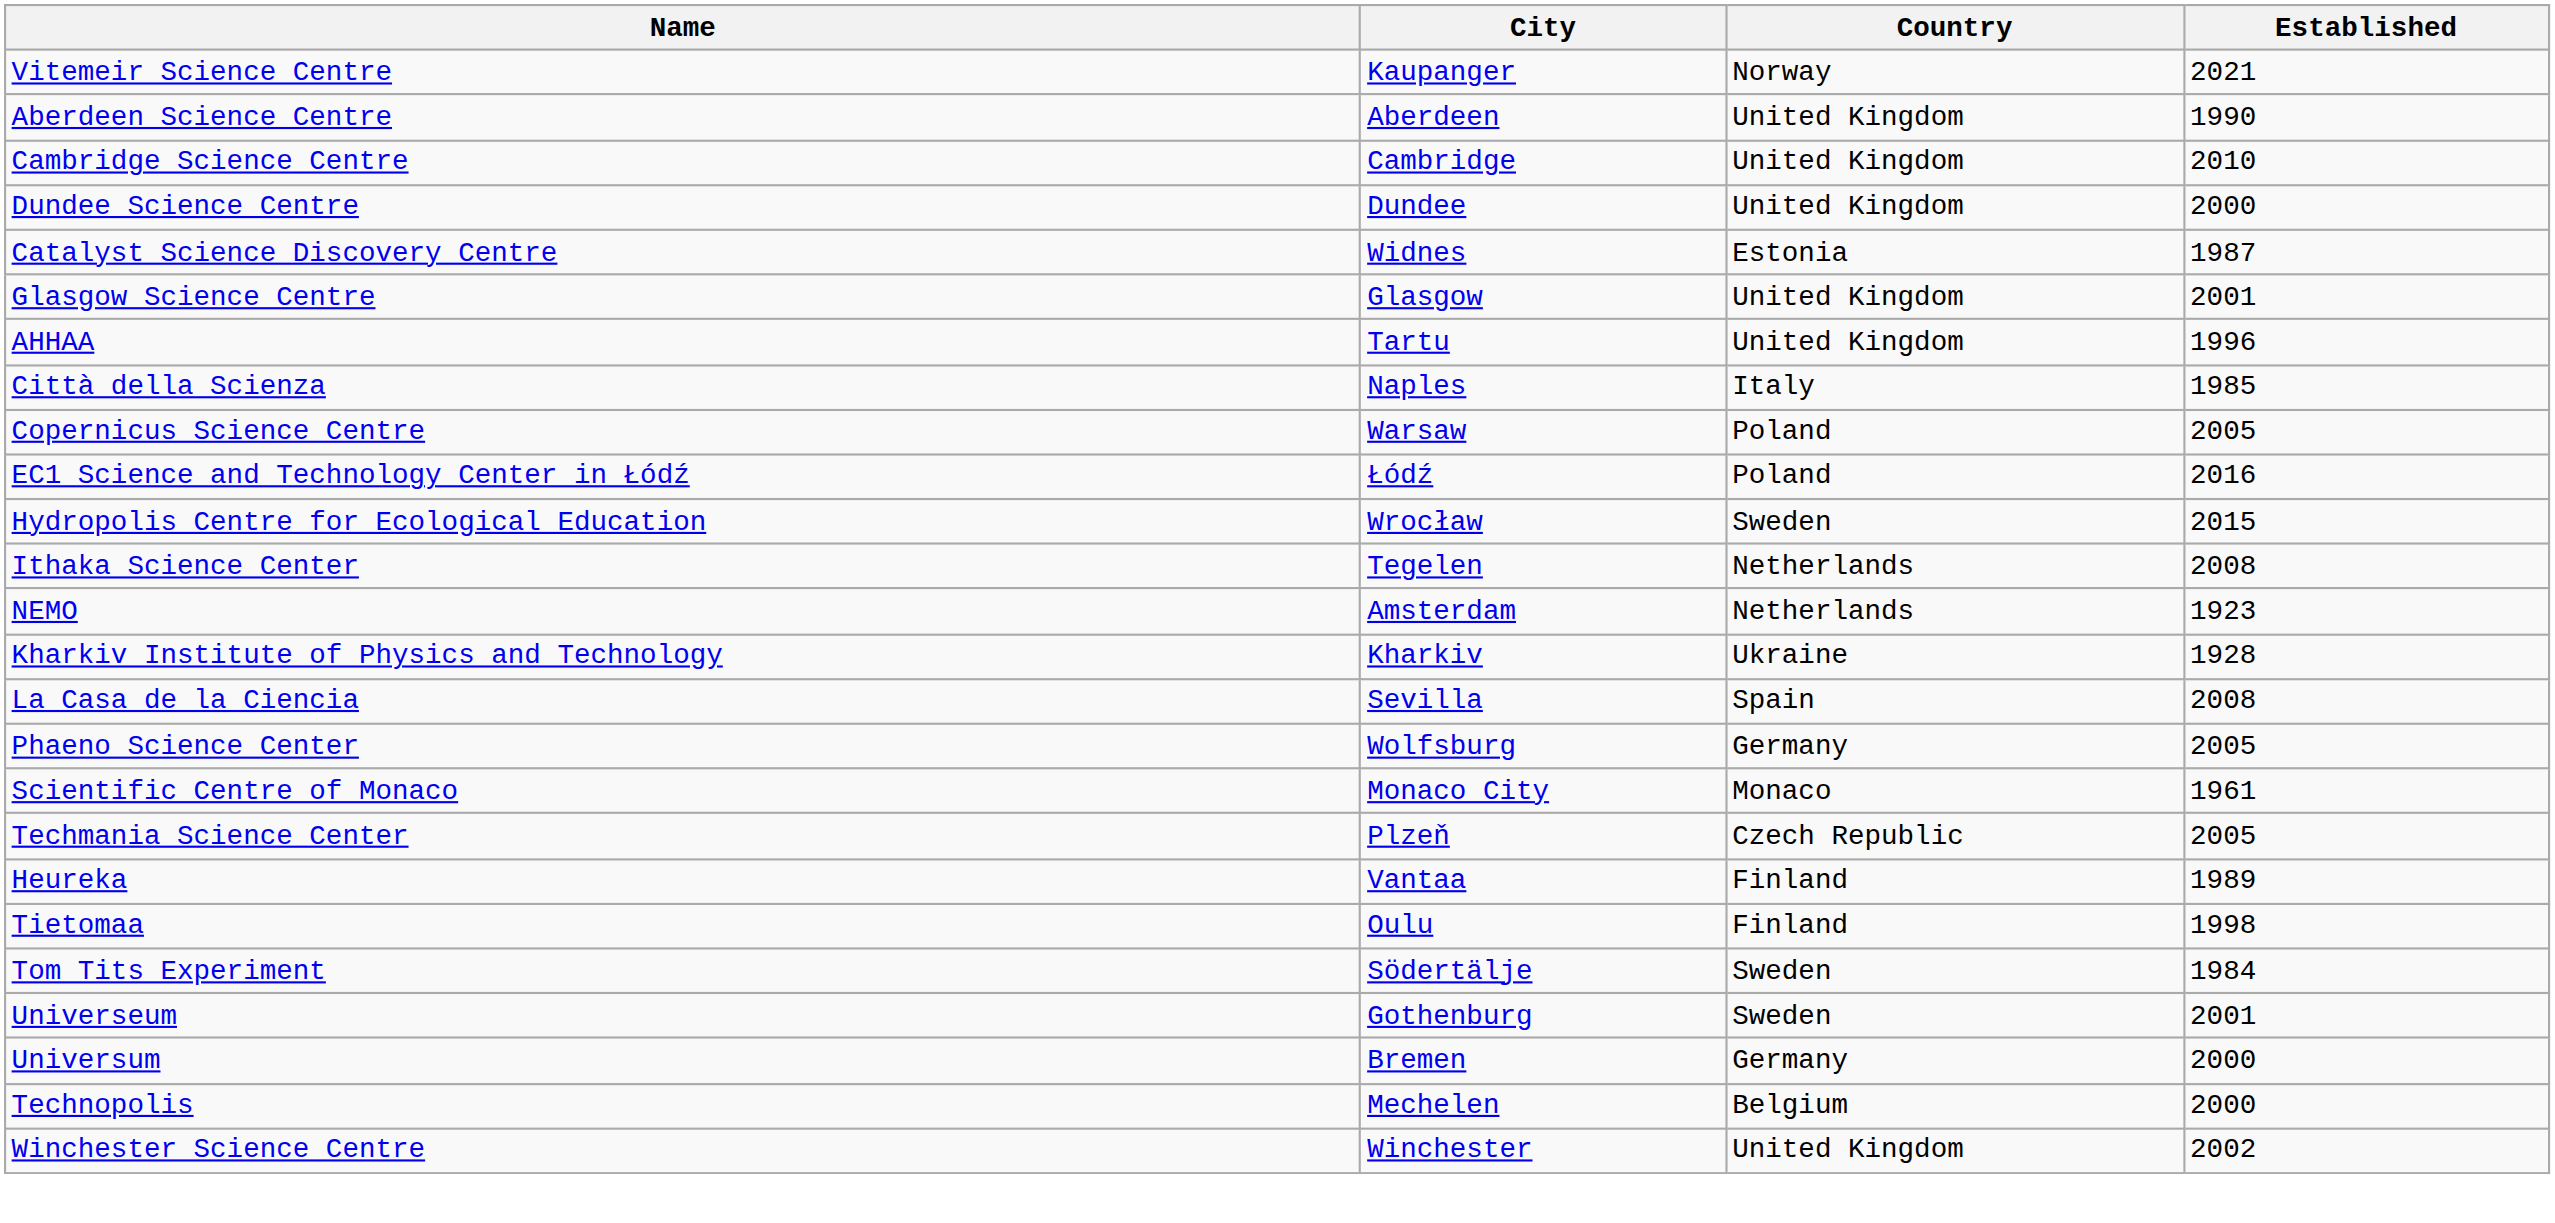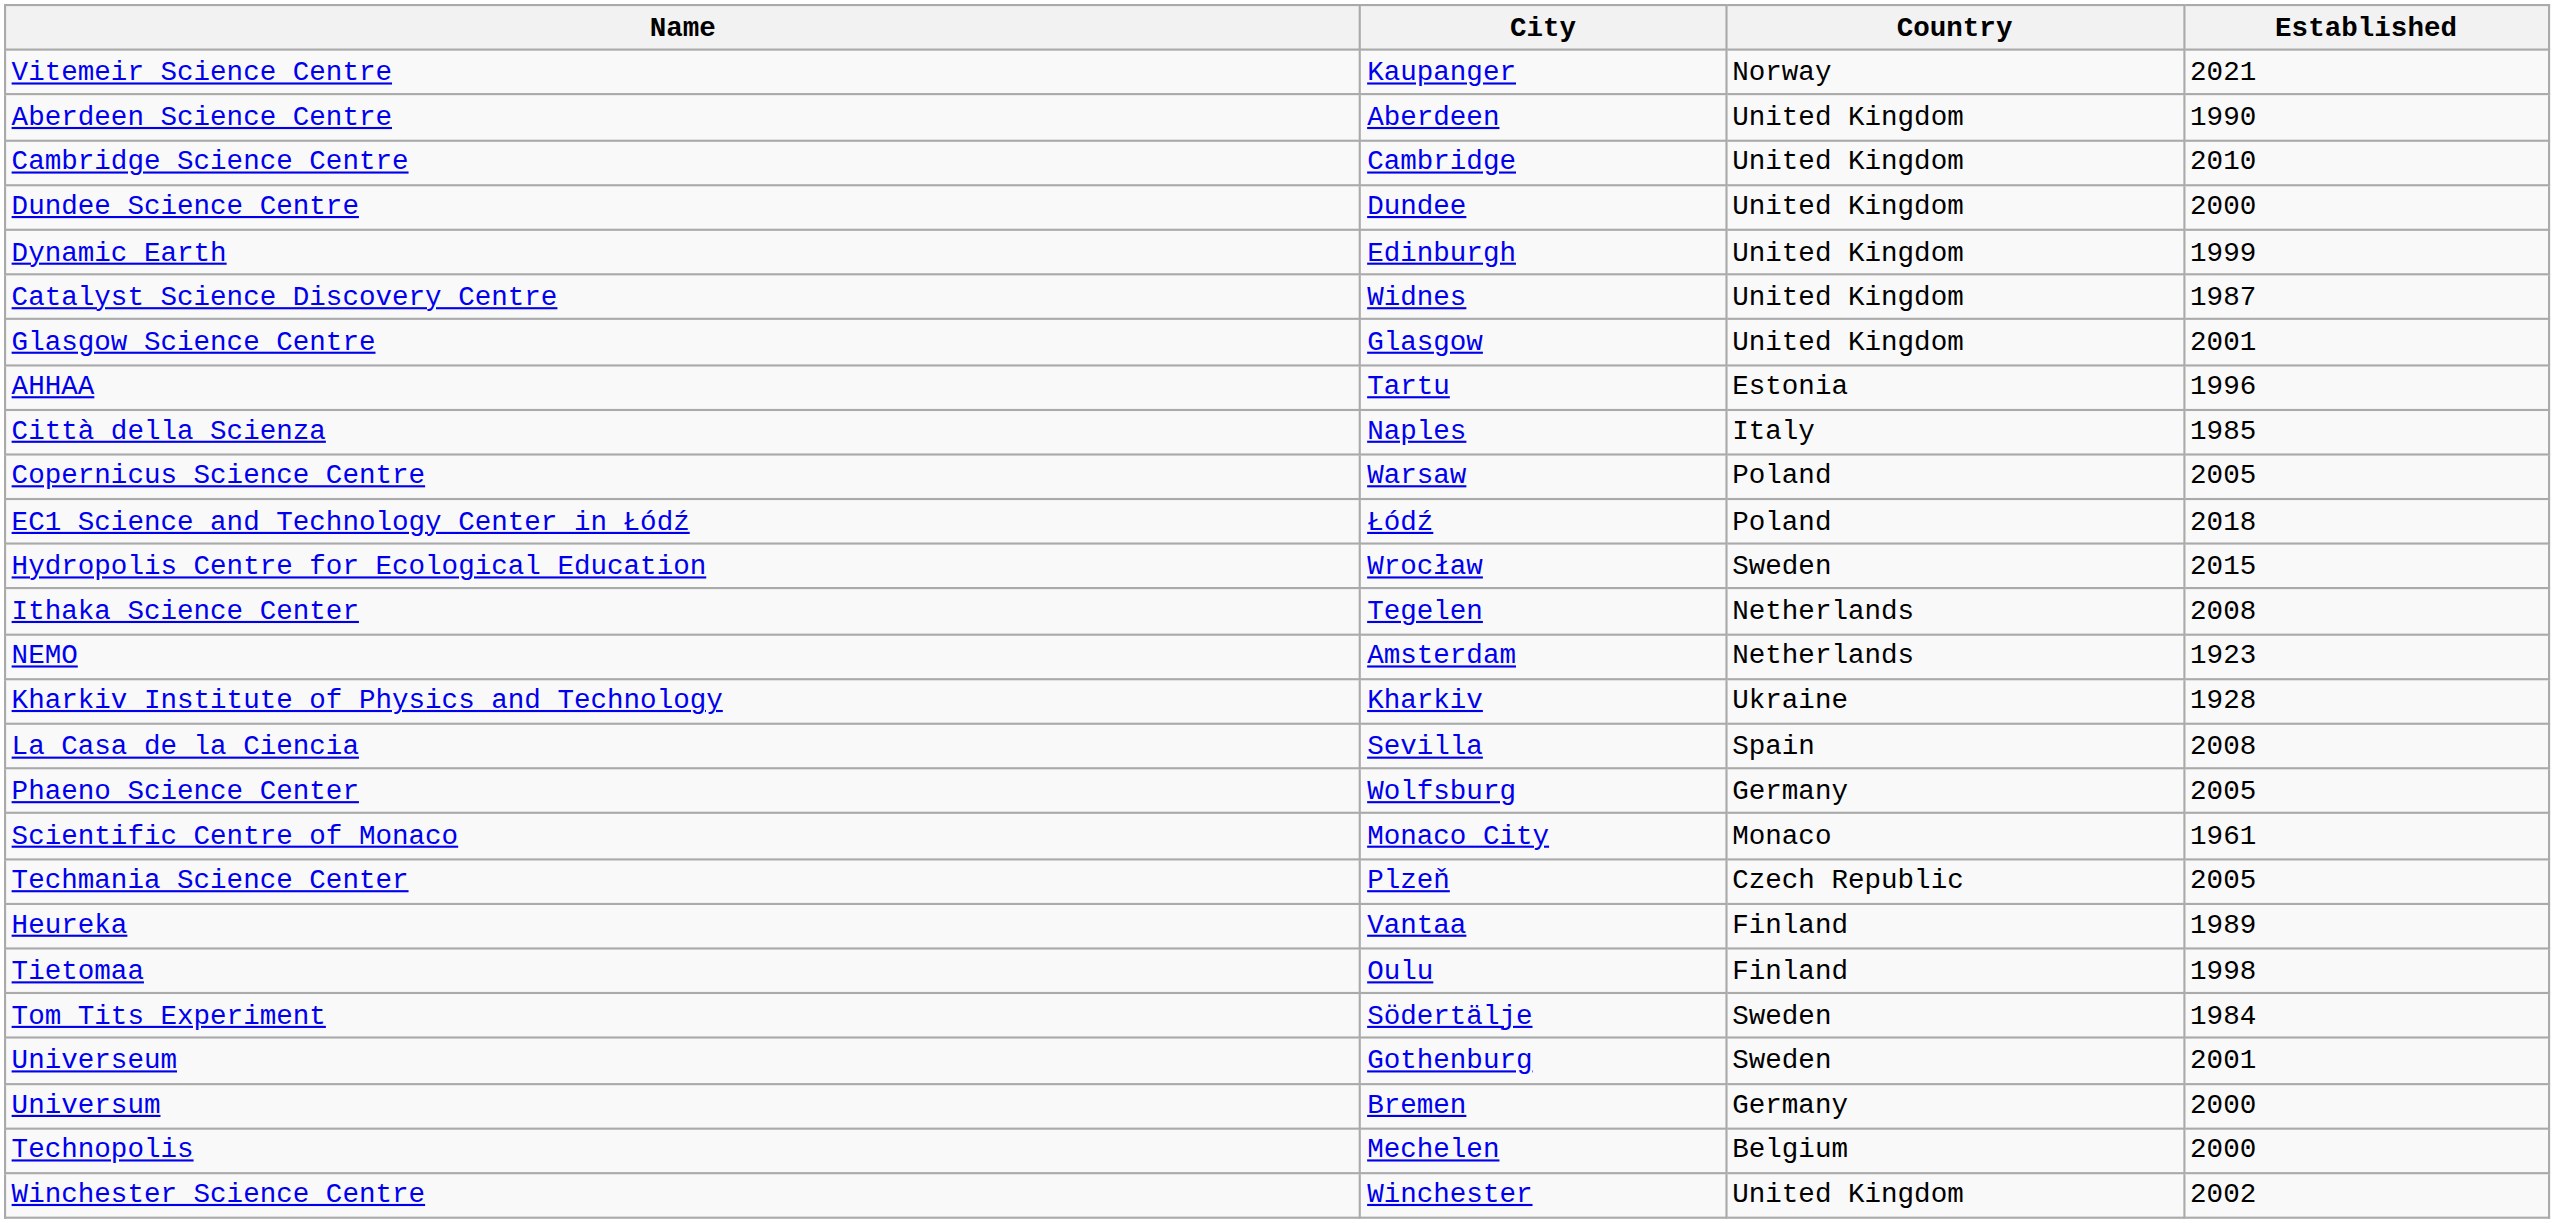+ row: (119, 252)
(1790, 252) Estonia -> (1848, 297) United Kingdom
(1848, 342) United Kingdom -> (1790, 387) Estonia
(2223, 477) 2016 -> (2223, 522) 2018
